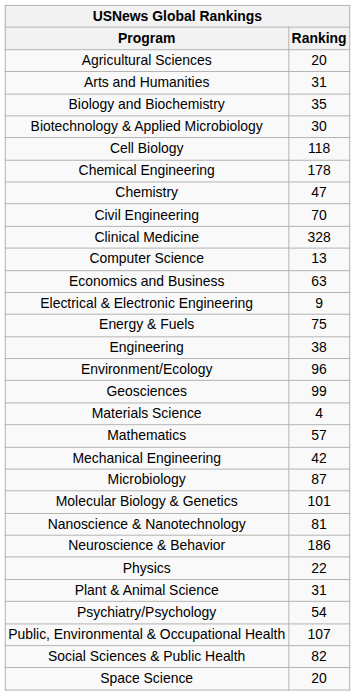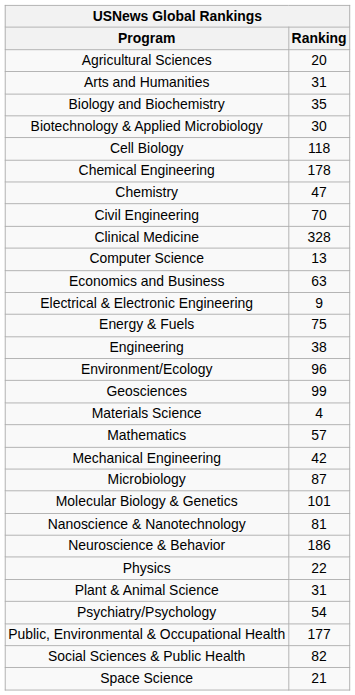(319, 634) 107 -> (319, 634) 177
(319, 678) 20 -> (319, 678) 21
